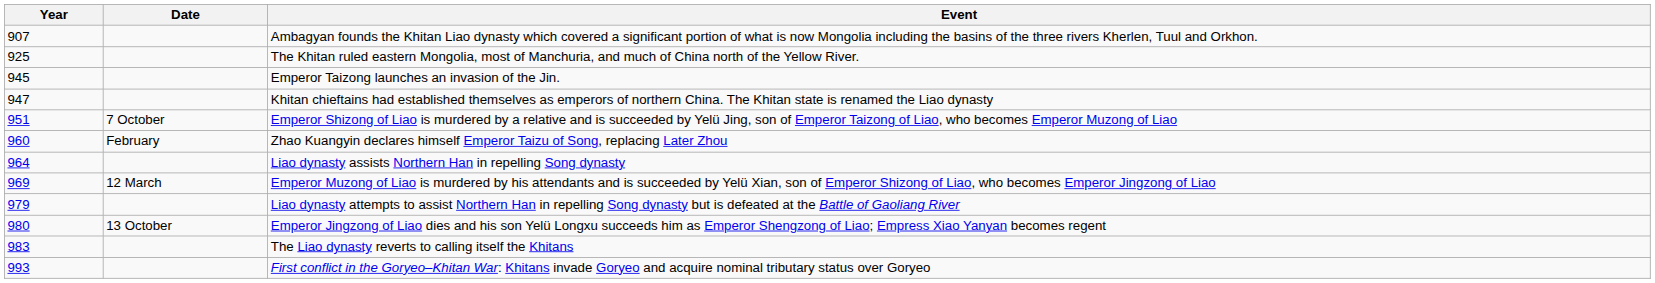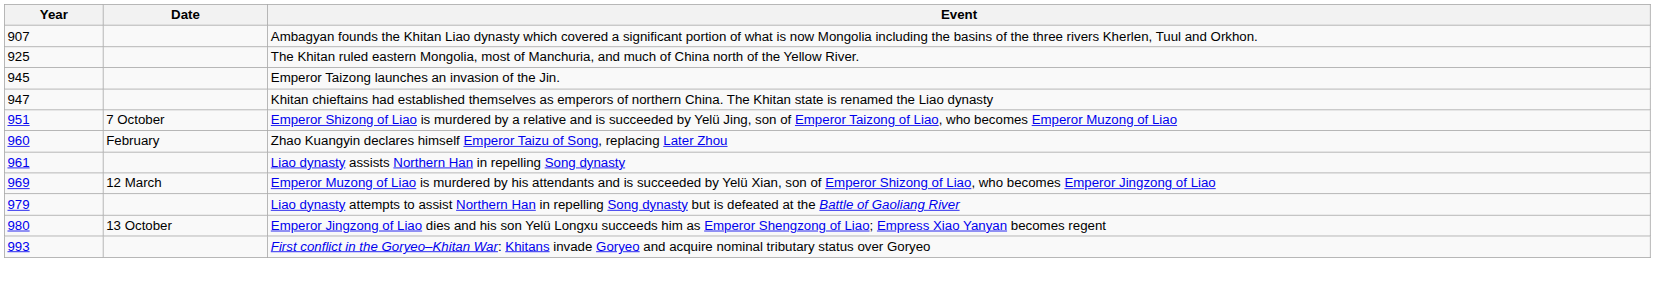(19, 162) 964 -> (19, 162) 961
- row: (422, 246)
